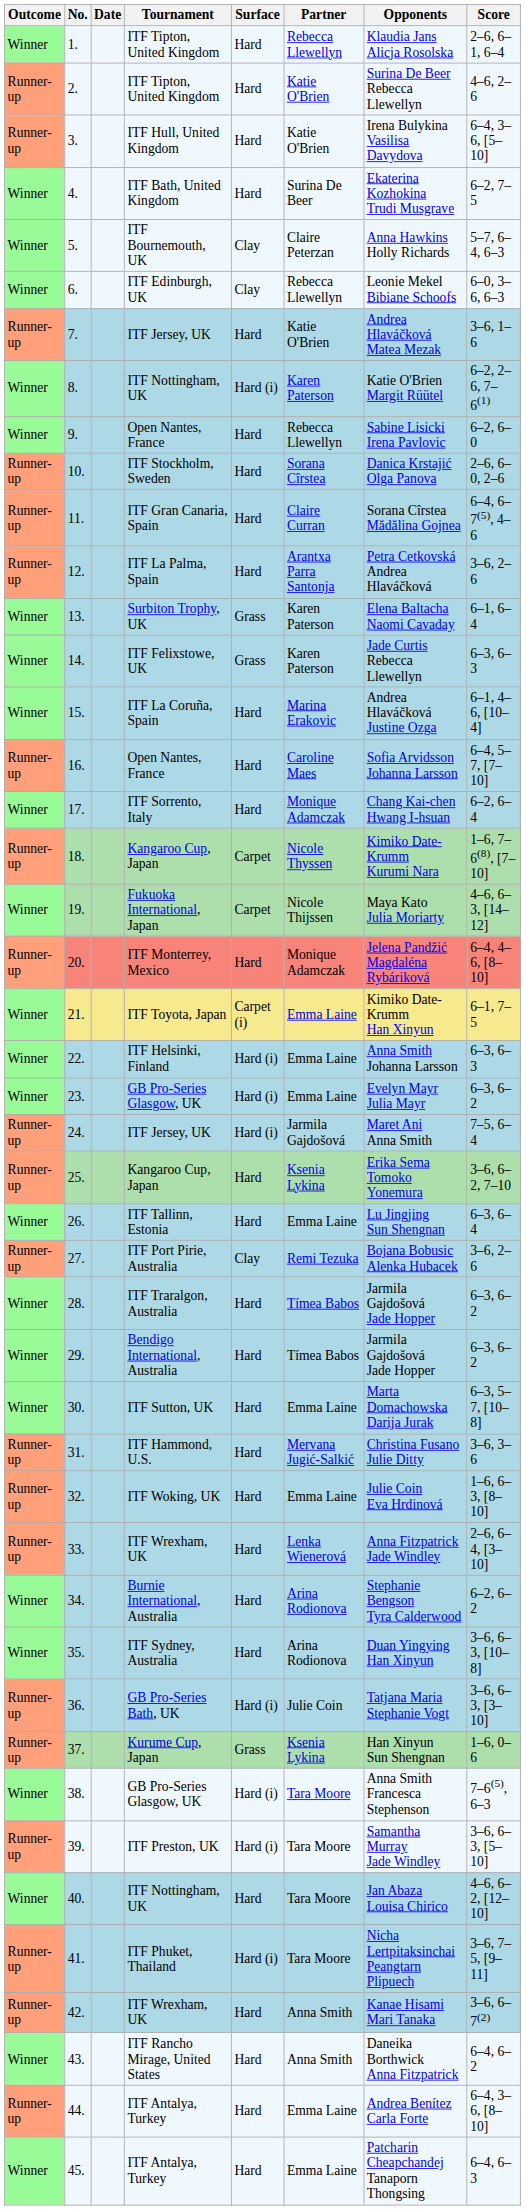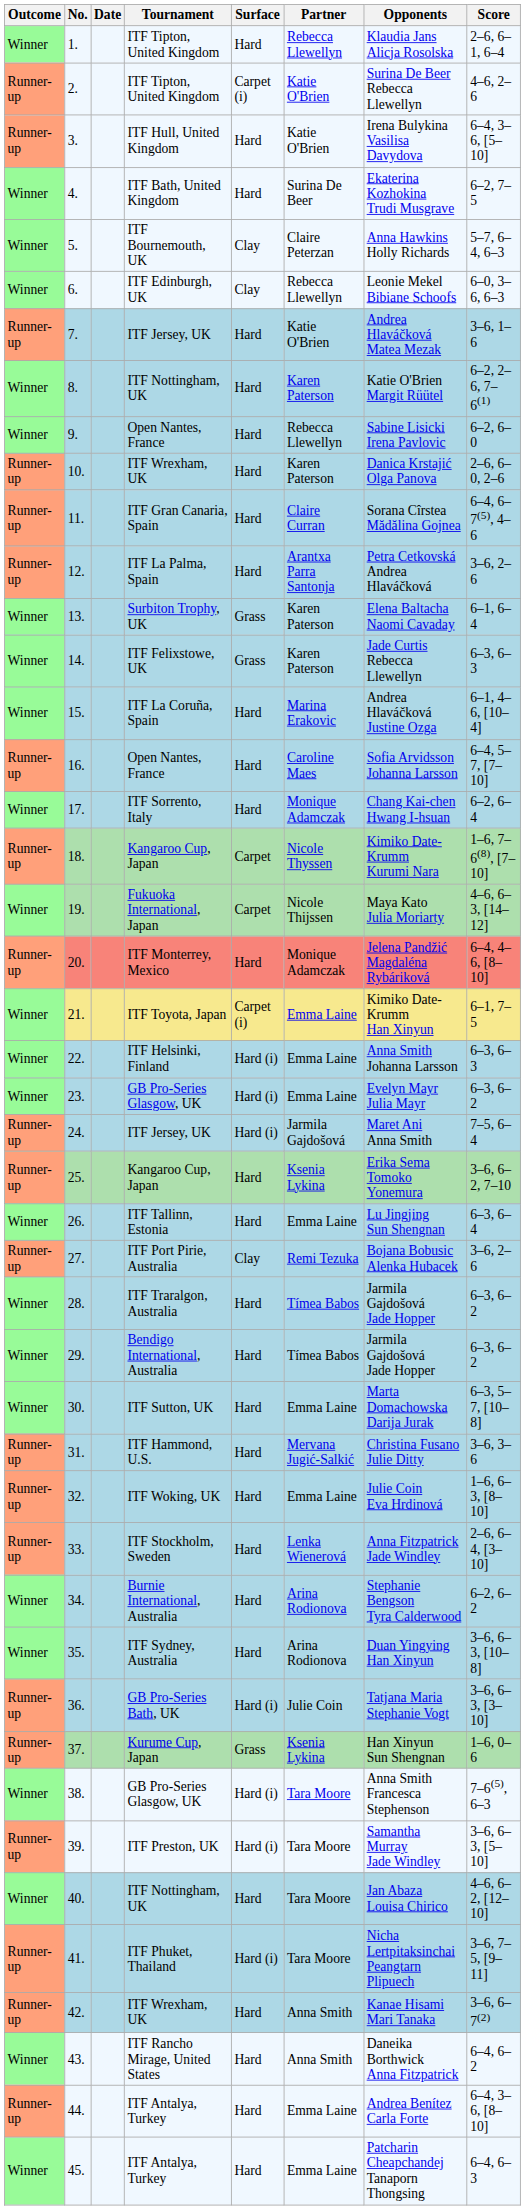(248, 89) Hard -> (253, 89) Carpet (i)
(256, 388) Hard (i) -> (248, 388) Hard
(171, 471) ITF Stockholm, Sweden -> (167, 471) ITF Wrexham, UK
(306, 471) Sorana Cîrstea -> (310, 471) Karen Paterson
(167, 1548) ITF Wrexham, UK -> (171, 1548) ITF Stockholm, Sweden
